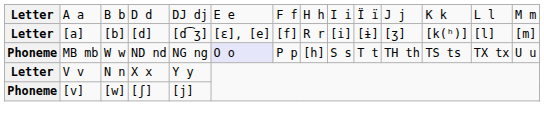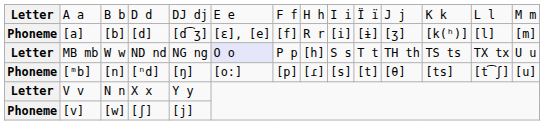(32, 33) Letter -> (32, 33) Phoneme
(32, 53) Phoneme -> (32, 53) Letter
+ row: (77, 72)
